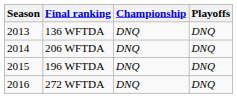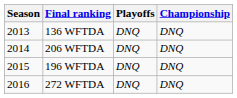columns swapped: (211, 13) <-> (151, 13)
